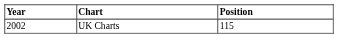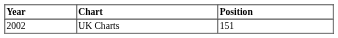(227, 26) 115 -> (227, 26) 151
